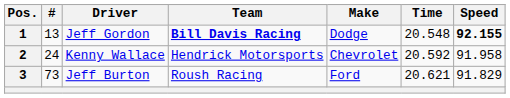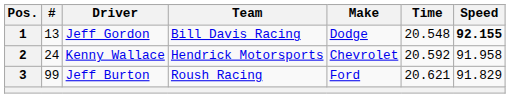(236, 36) bold -> (236, 36) normal
(52, 77) 73 -> (52, 77) 99
